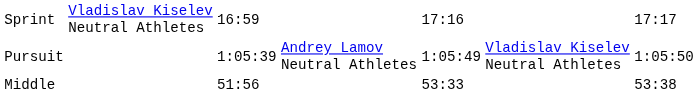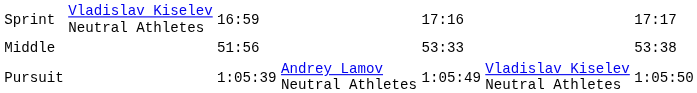rows swapped: (34, 57) <-> (30, 86)
